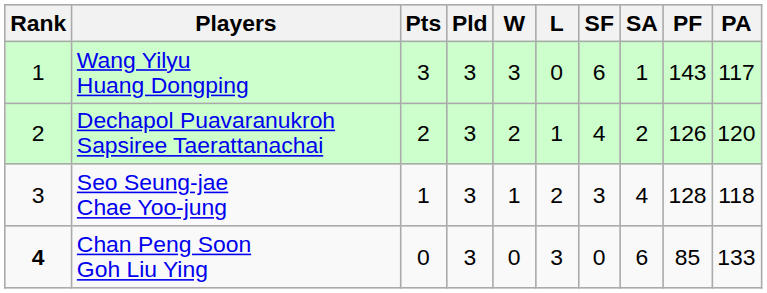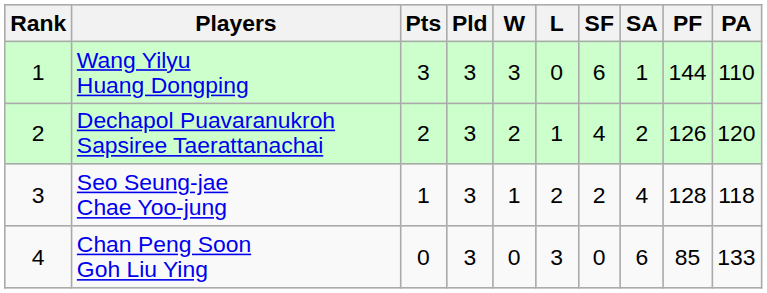(688, 72) 143 -> (688, 72) 144
(736, 72) 117 -> (736, 72) 110
(599, 195) 3 -> (599, 195) 2
(38, 257) bold -> (38, 257) normal
